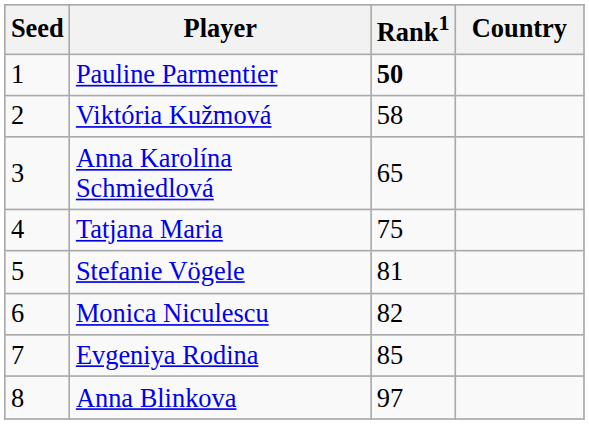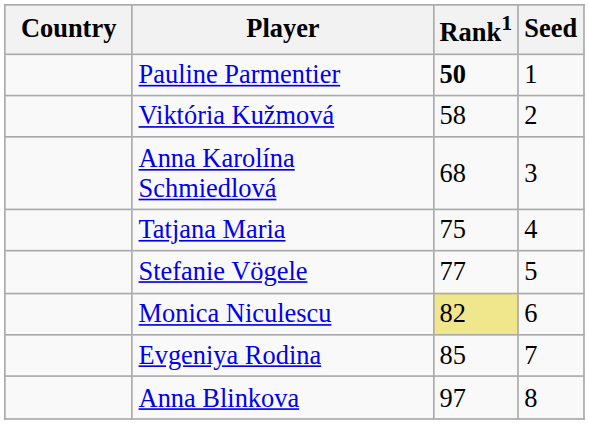columns swapped: (519, 28) <-> (37, 28)
(390, 173) 65 -> (453, 173) 68
(390, 271) 81 -> (453, 271) 77
(390, 313) no background -> (453, 313) khaki background
